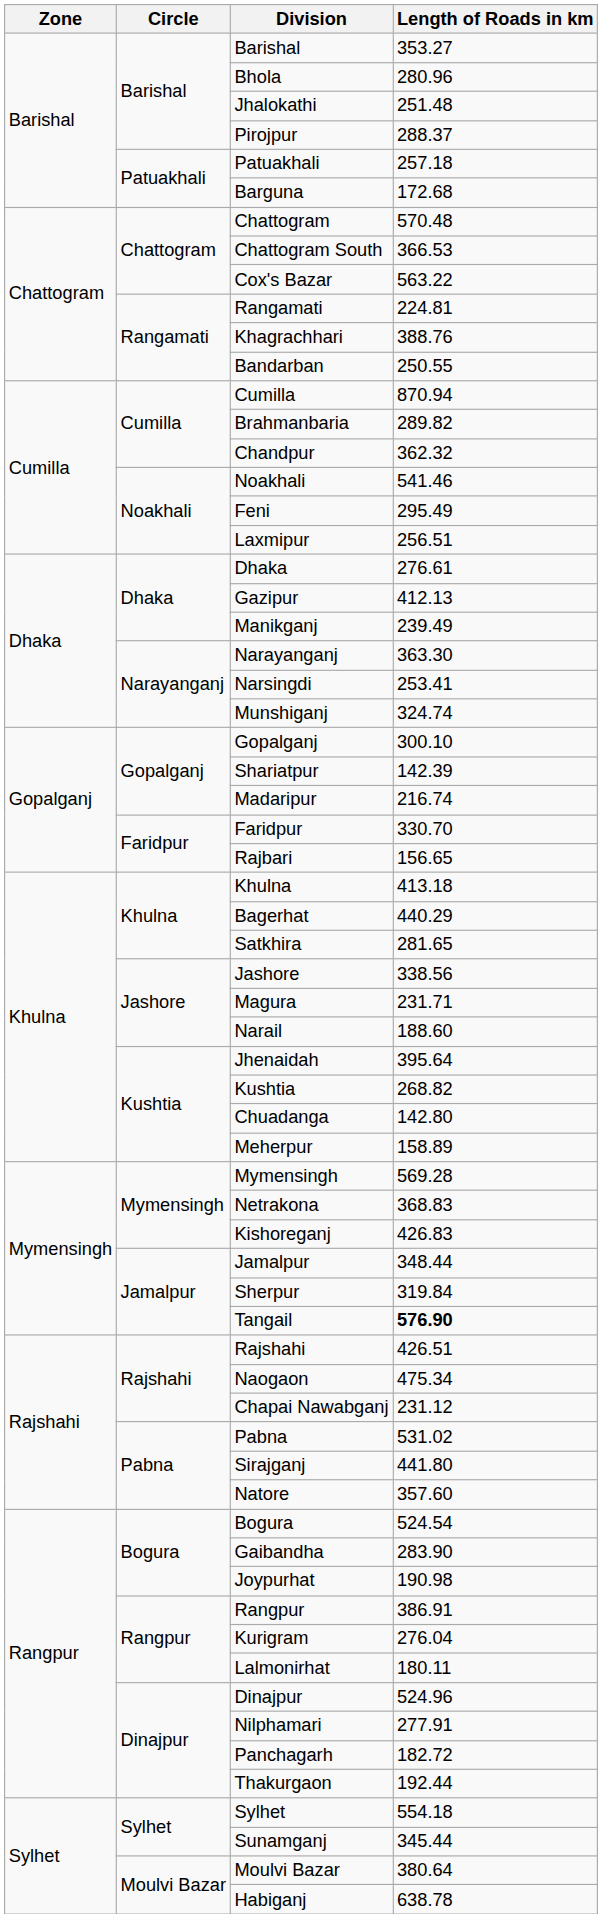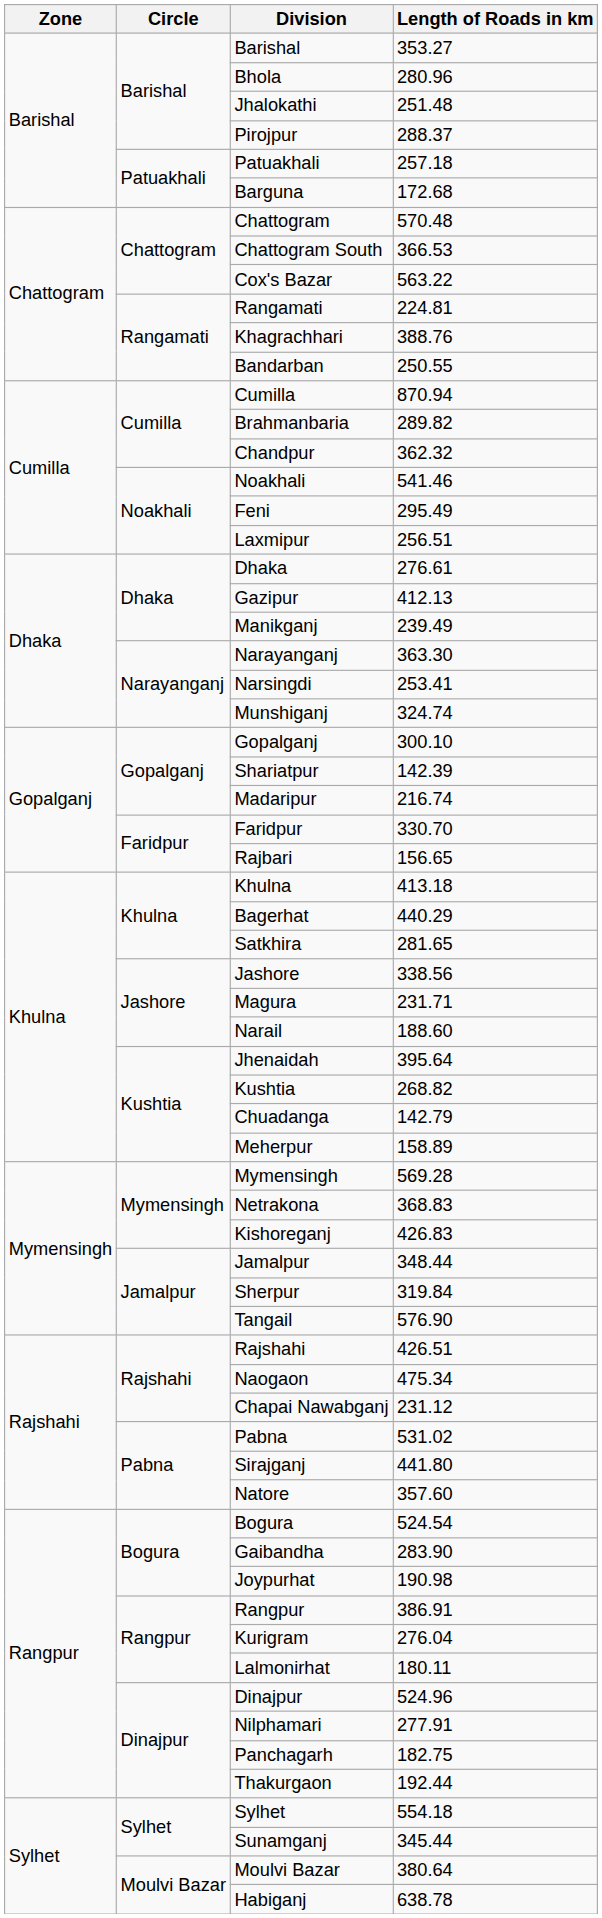(425, 1118) 142.80 -> (425, 1118) 142.79
(425, 1320) bold -> (425, 1320) normal
(425, 1754) 182.72 -> (425, 1754) 182.75
